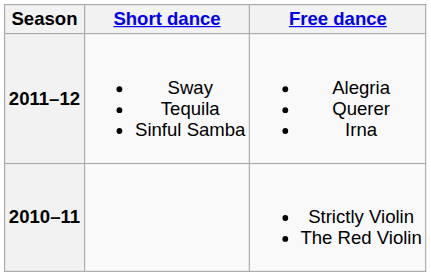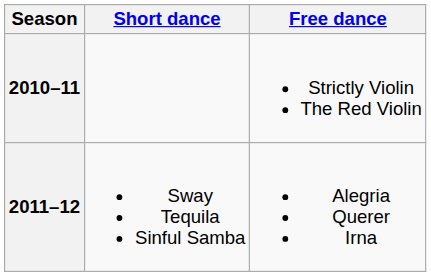rows swapped: (44, 98) <-> (44, 217)
